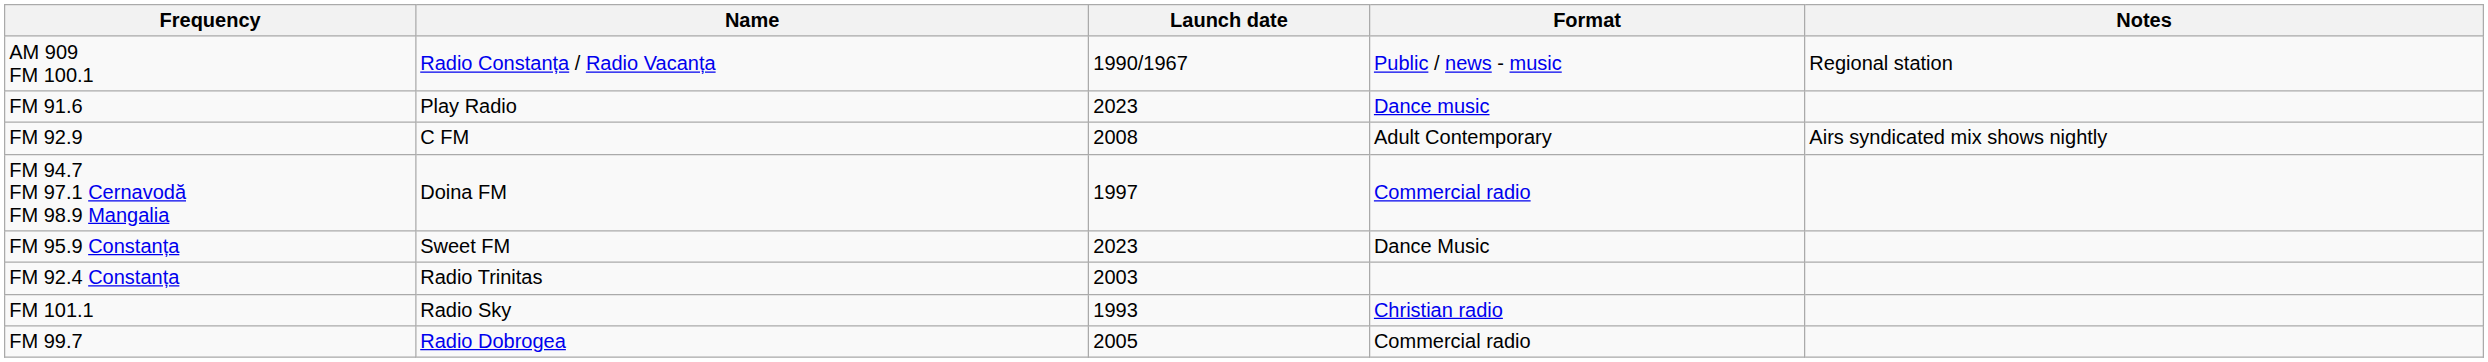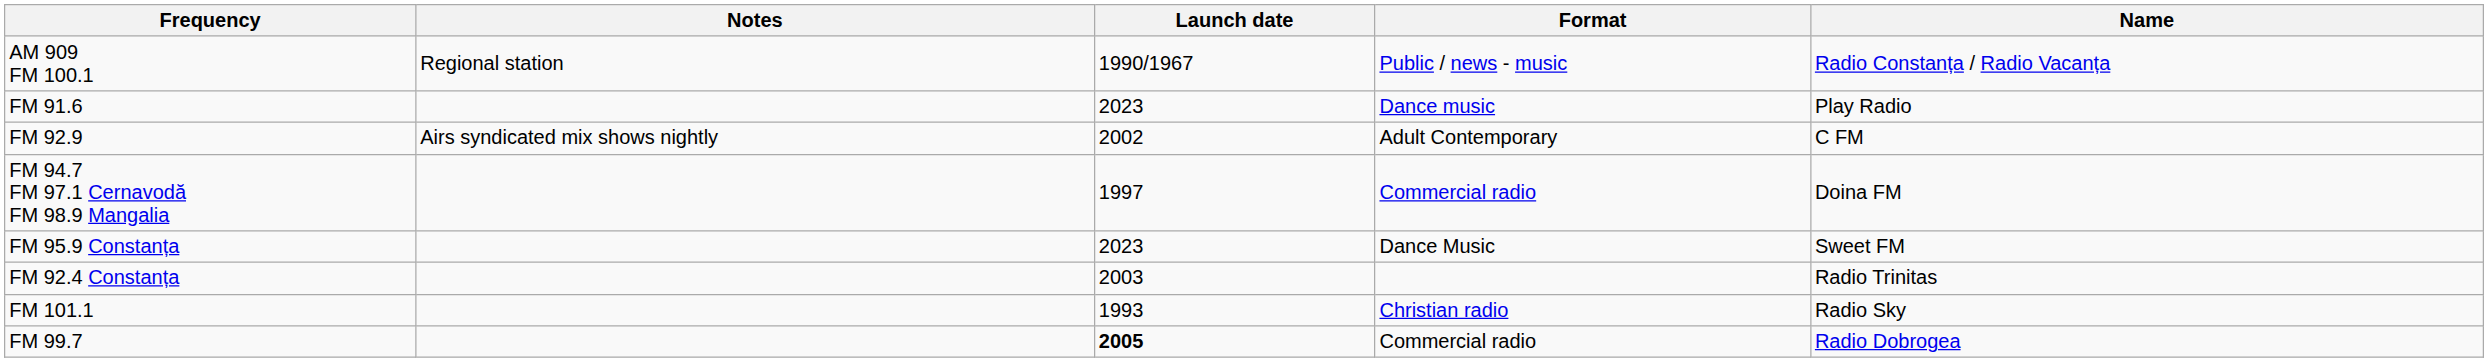columns swapped: (752, 20) <-> (2144, 20)
(1116, 138) 2008 -> (1121, 138) 2002
(1116, 341) normal -> (1121, 341) bold
